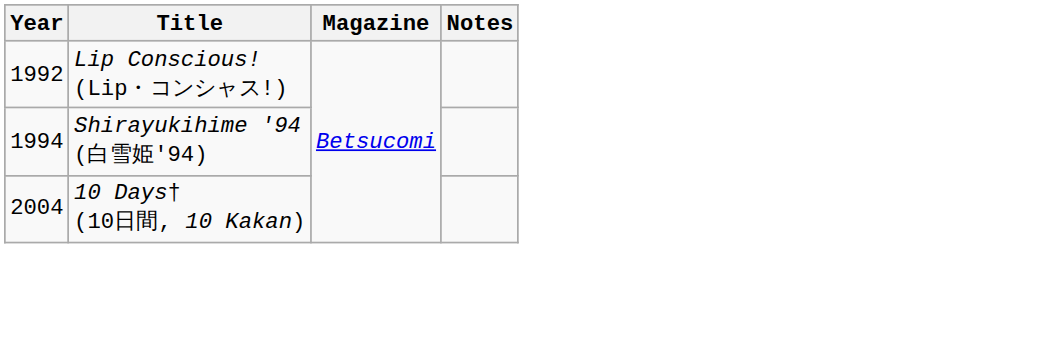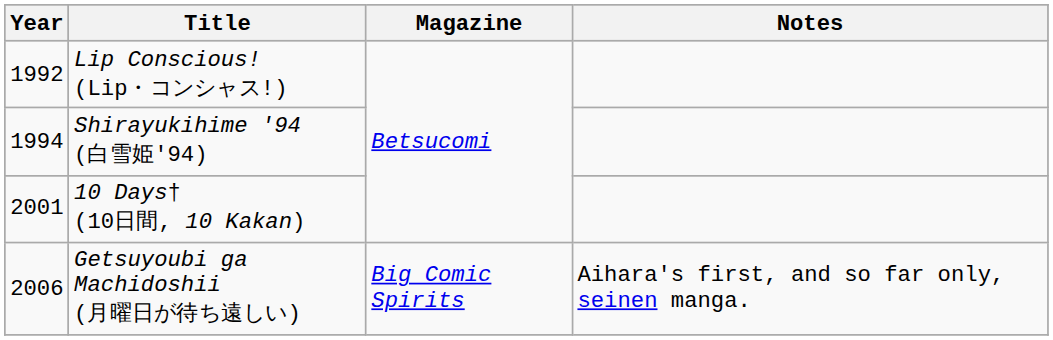(37, 209) 2004 -> (37, 209) 2001
+ row: (187, 288)
